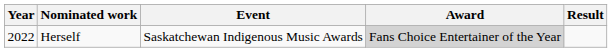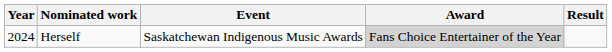(21, 36) 2022 -> (21, 36) 2024
